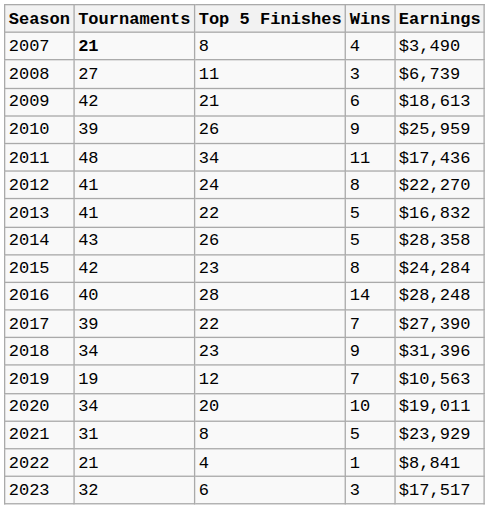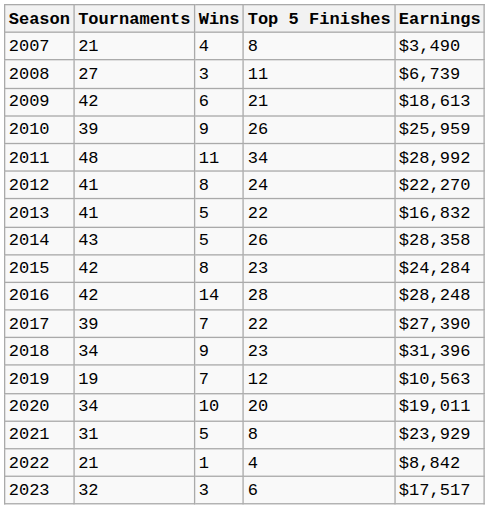columns swapped: (370, 19) <-> (270, 19)
(88, 46) bold -> (88, 46) normal
(435, 157) $17,436 -> (435, 157) $28,992
(88, 296) 40 -> (88, 296) 42
(430, 463) $8,841 -> (430, 463) $8,842
